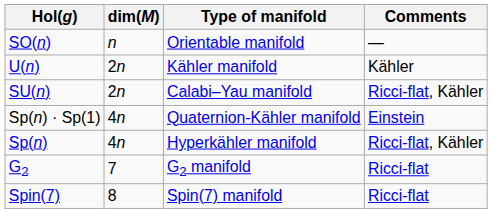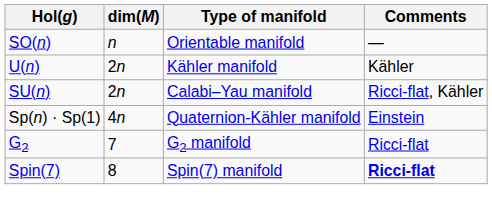- row: (28, 142)
(398, 196) normal -> (401, 170) bold
